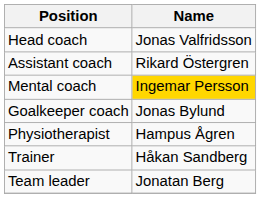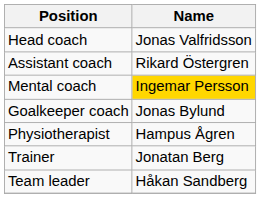(191, 157) Håkan Sandberg -> (180, 157) Jonatan Berg
(180, 181) Jonatan Berg -> (191, 181) Håkan Sandberg
